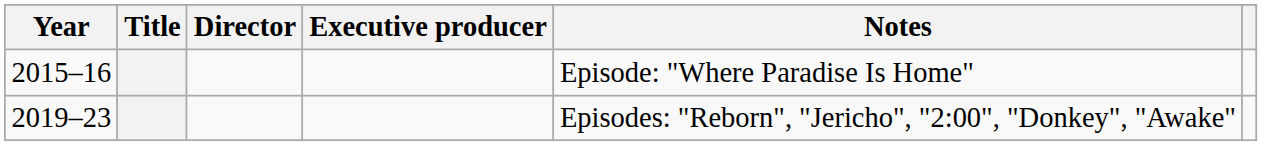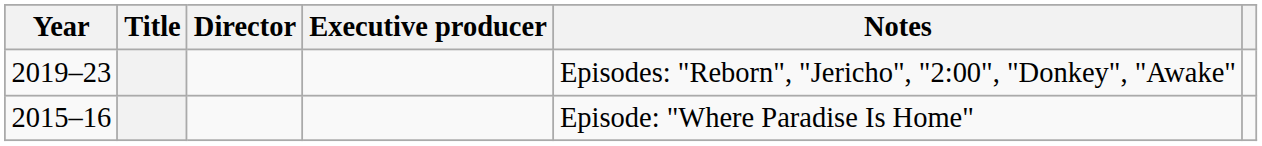rows swapped: (61, 72) <-> (61, 117)
